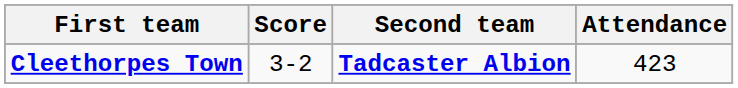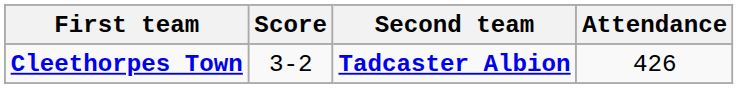(655, 64) 423 -> (655, 64) 426
